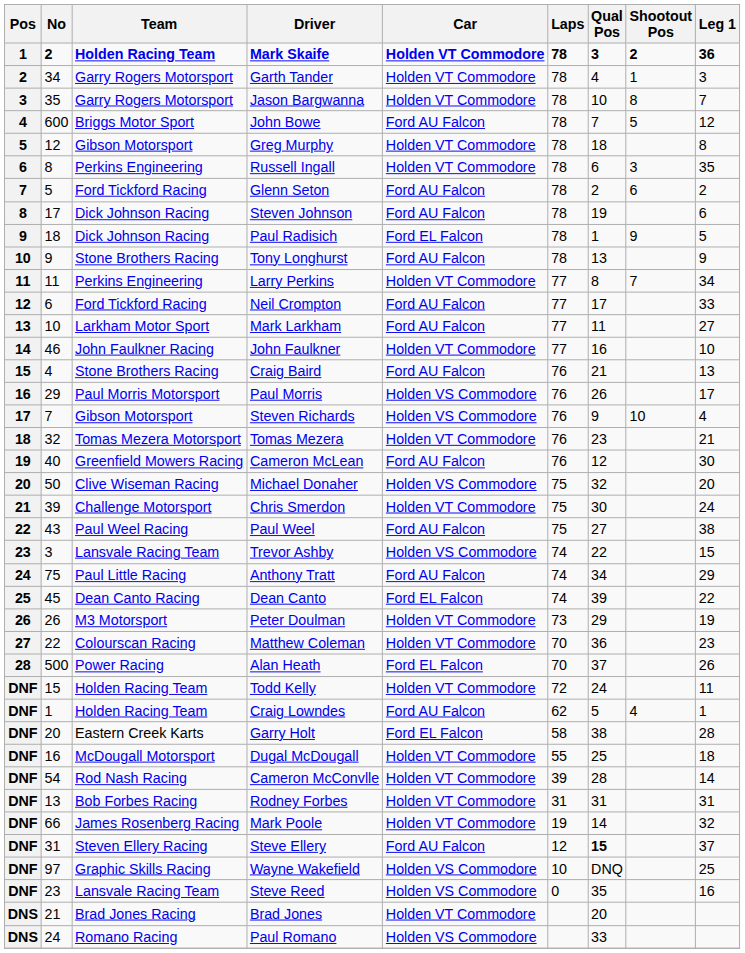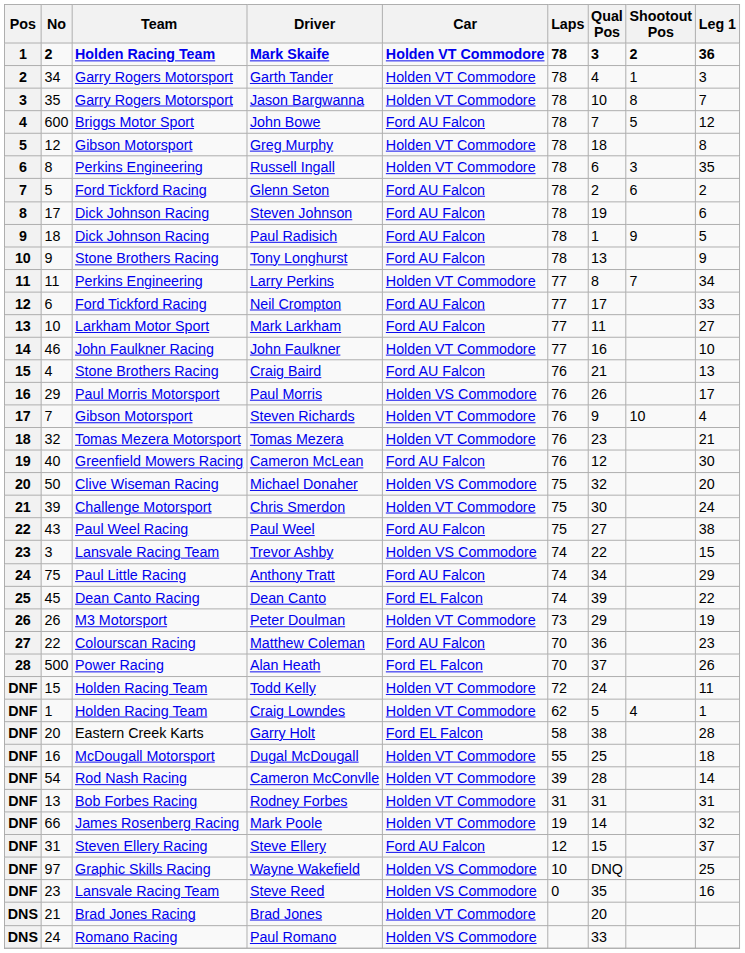(434, 236) Ford EL Falcon -> (435, 236) Ford AU Falcon
(461, 416) Holden VS Commodore -> (461, 416) Holden VT Commodore
(461, 643) Holden VT Commodore -> (435, 643) Ford AU Falcon
(435, 711) Ford AU Falcon -> (461, 711) Holden VT Commodore
(599, 846) bold -> (599, 846) normal
